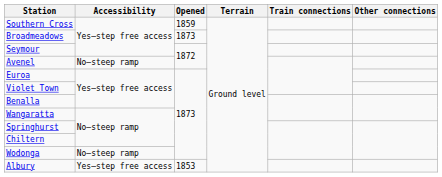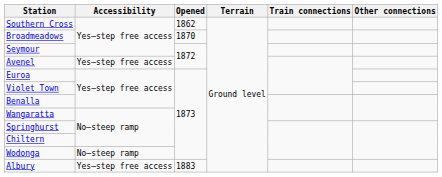(186, 24) 1859 -> (186, 24) 1862
(186, 37) 1873 -> (186, 37) 1870
(108, 62) No—steep ramp -> (125, 62) Yes—step free access
(186, 166) 1853 -> (186, 166) 1883
